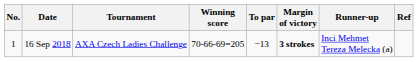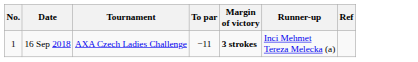- column: (218, 17)
(262, 44) −13 -> (204, 44) −11
